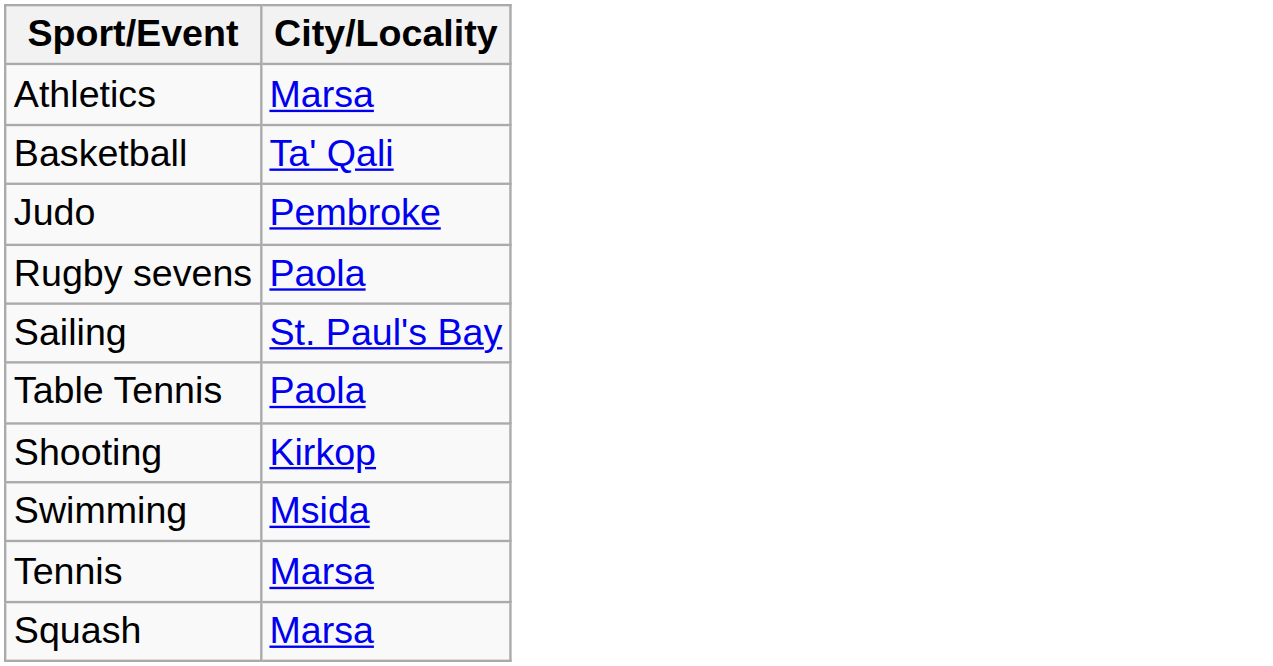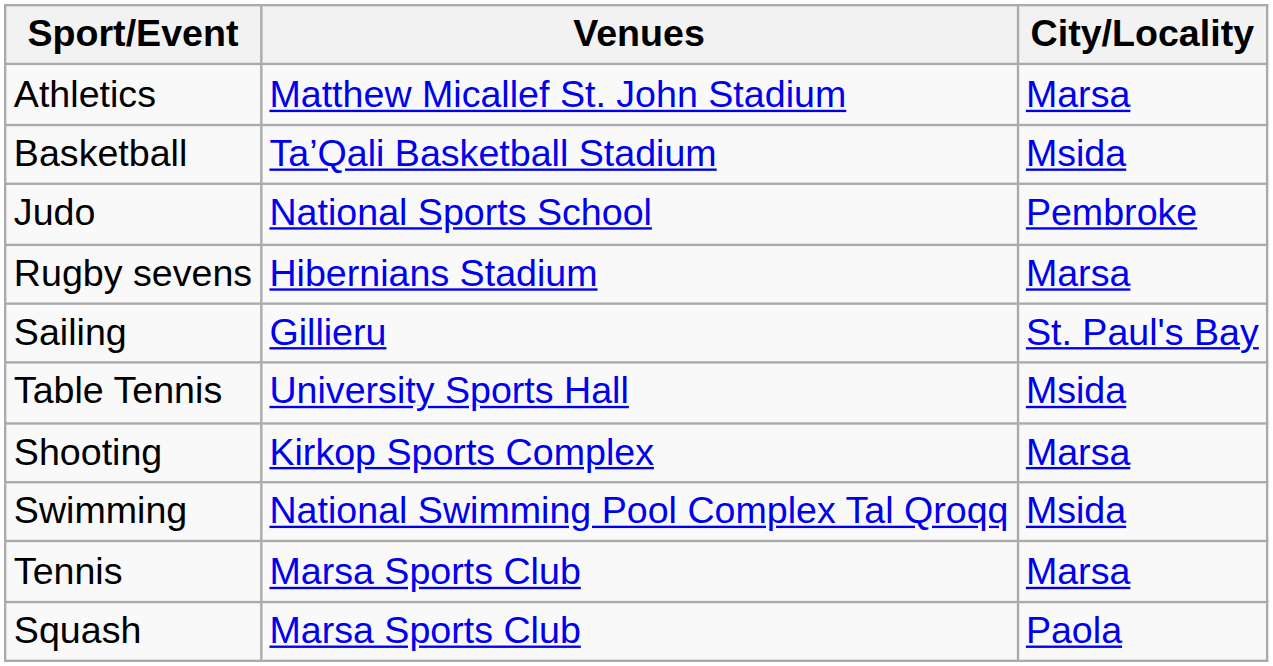+ column: (639, 34)
(332, 153) Ta' Qali -> (1076, 153) Msida
(318, 272) Paola -> (1078, 272) Marsa
(318, 392) Paola -> (1076, 392) Msida
(323, 451) Kirkop -> (1078, 451) Marsa
(322, 630) Marsa -> (1074, 630) Paola
